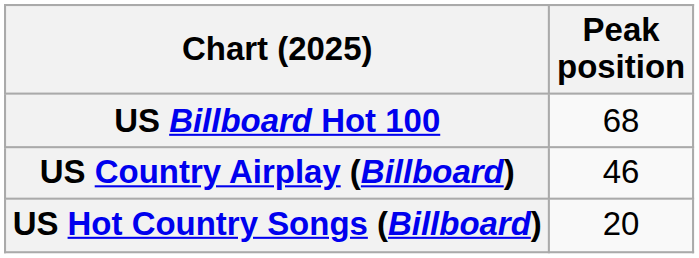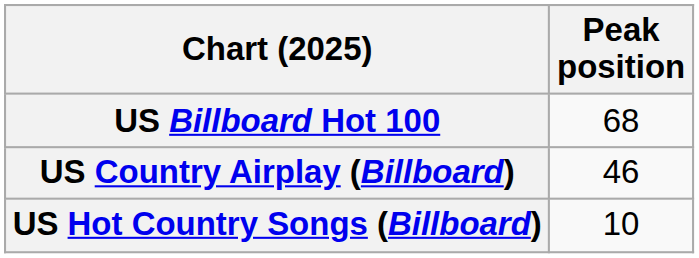(621, 224) 20 -> (621, 224) 10
